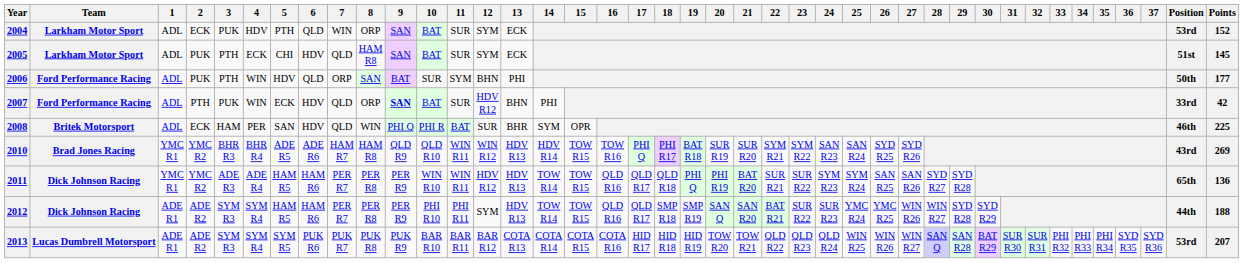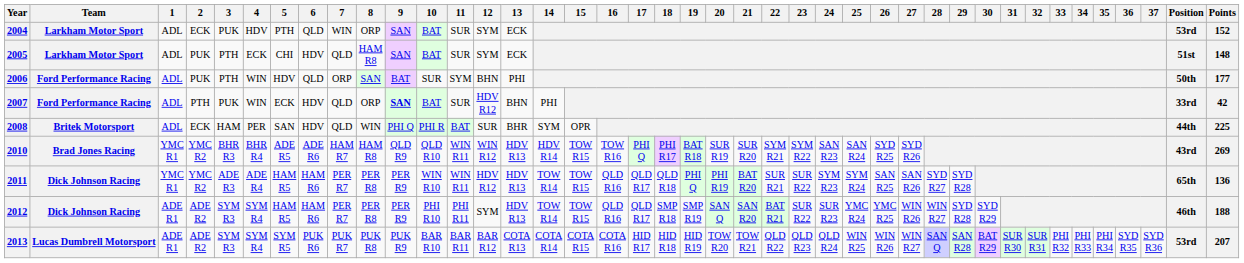(1222, 55) 145 -> (1222, 55) 148
(1186, 127) 46th -> (1186, 127) 44th
(1186, 212) 44th -> (1186, 212) 46th
